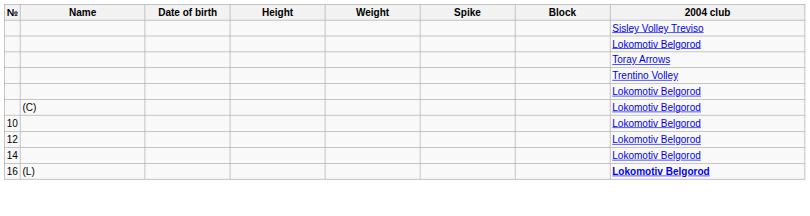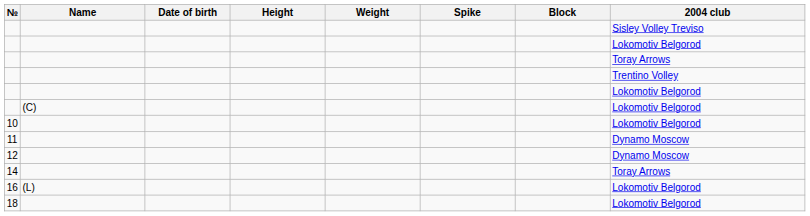+ row: (12, 140)
(657, 140) Lokomotiv Belgorod -> (651, 155) Dynamo Moscow
(657, 155) Lokomotiv Belgorod -> (641, 171) Toray Arrows
(661, 171) bold -> (657, 187) normal
+ row: (12, 203)
